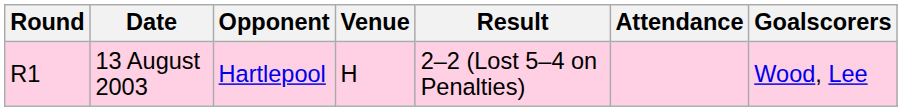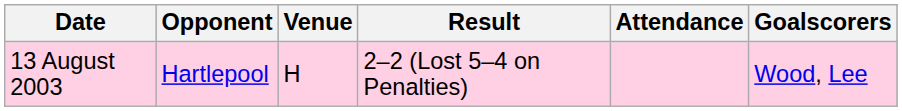- column: (47, 23)
